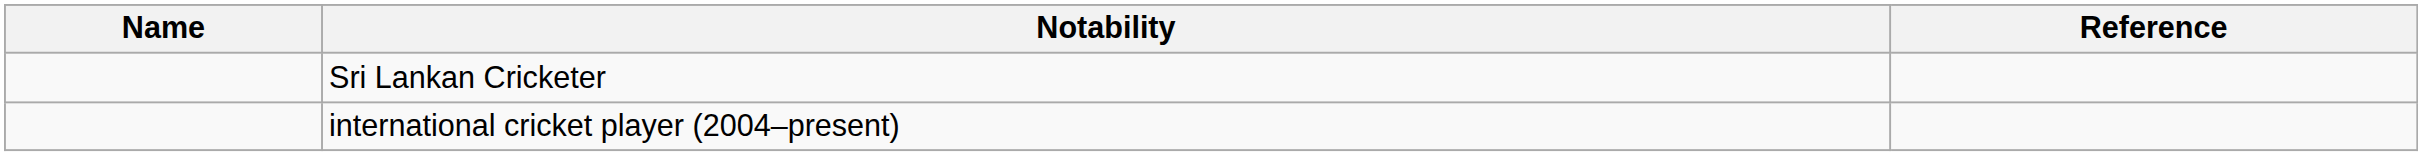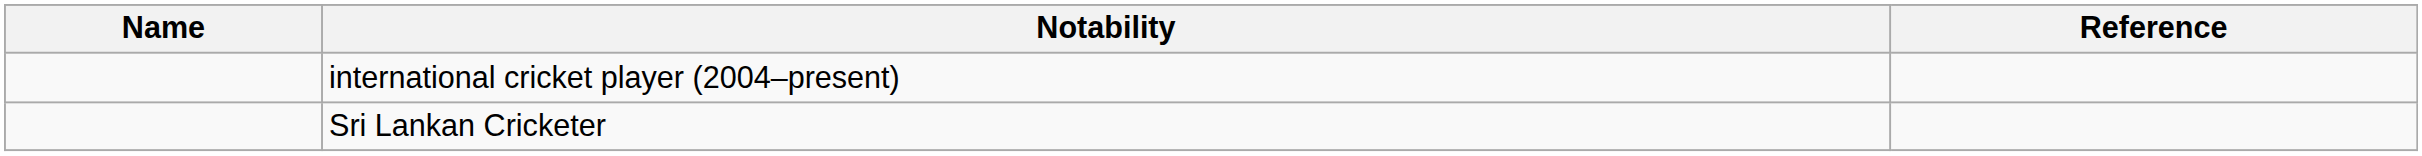rows swapped: (614, 125) <-> (467, 77)
